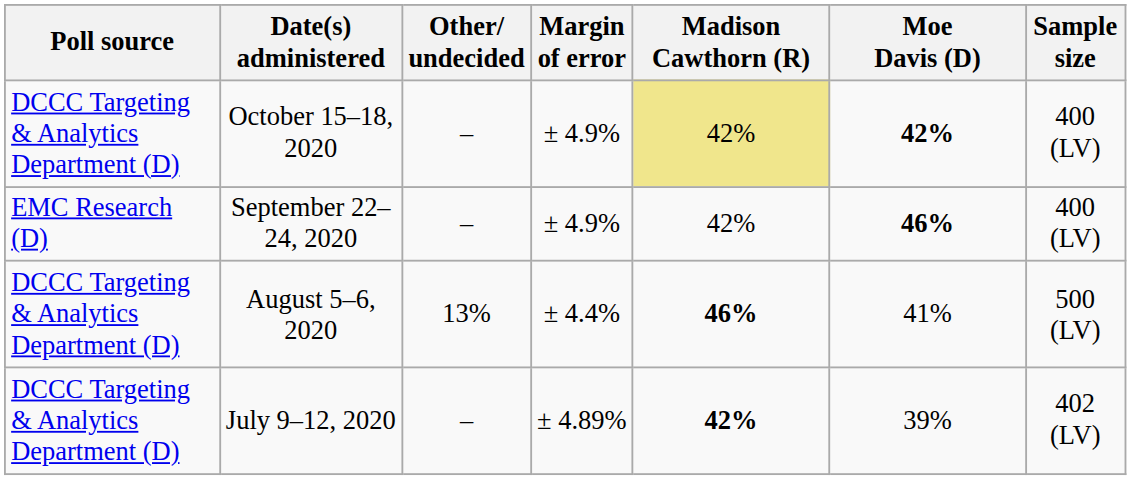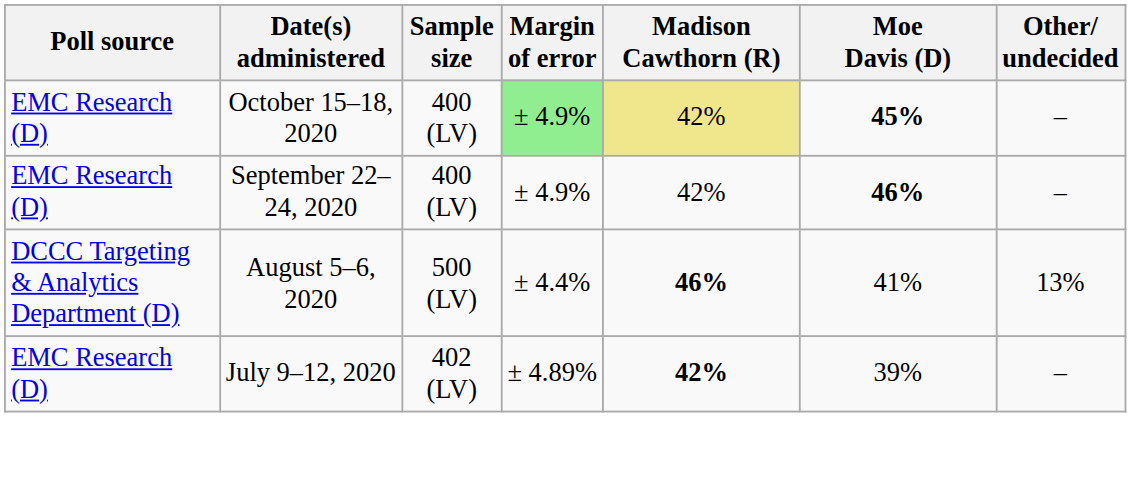columns swapped: (1075, 42) <-> (467, 42)
(101, 133) DCCC Targeting & Analytics Department (D) -> (92, 117) EMC Research (D)
(582, 133) no background -> (552, 117) lightgreen background
(927, 133) 42% -> (898, 117) 45%
(101, 420) DCCC Targeting & Analytics Department (D) -> (92, 373) EMC Research (D)
